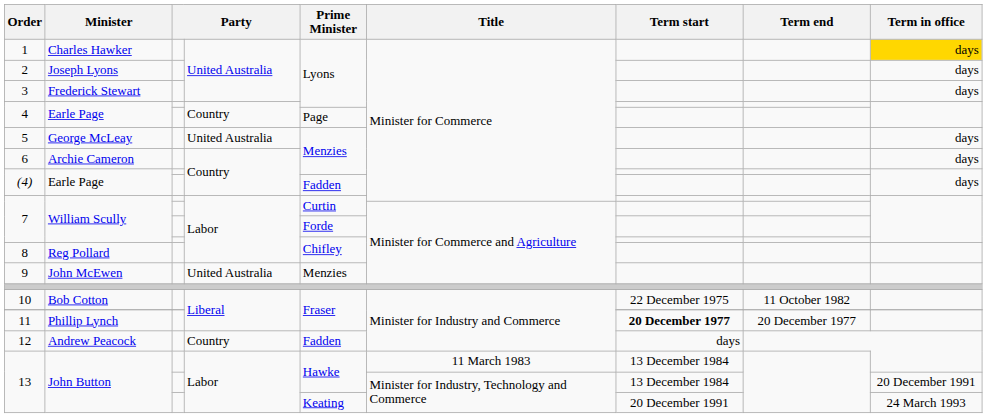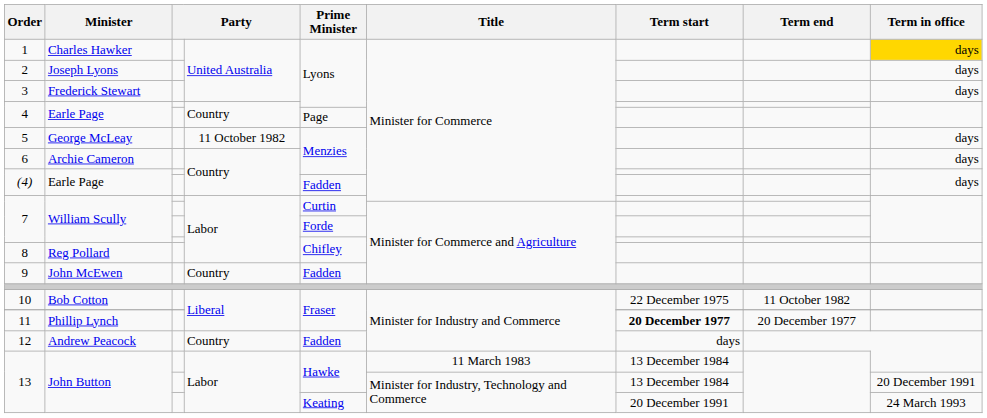(230, 138) United Australia -> (242, 138) 11 October 1982
(230, 273) United Australia -> (208, 273) Country
(325, 273) Menzies -> (322, 273) Fadden
